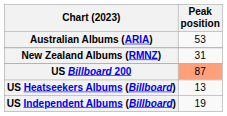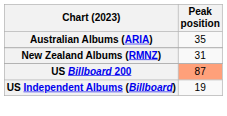(200, 39) 53 -> (200, 39) 35
- row: (91, 87)
